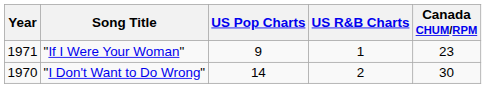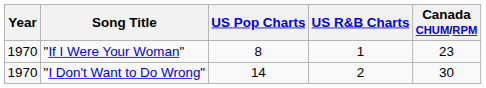(22, 51) 1971 -> (22, 51) 1970
(258, 51) 9 -> (258, 51) 8
